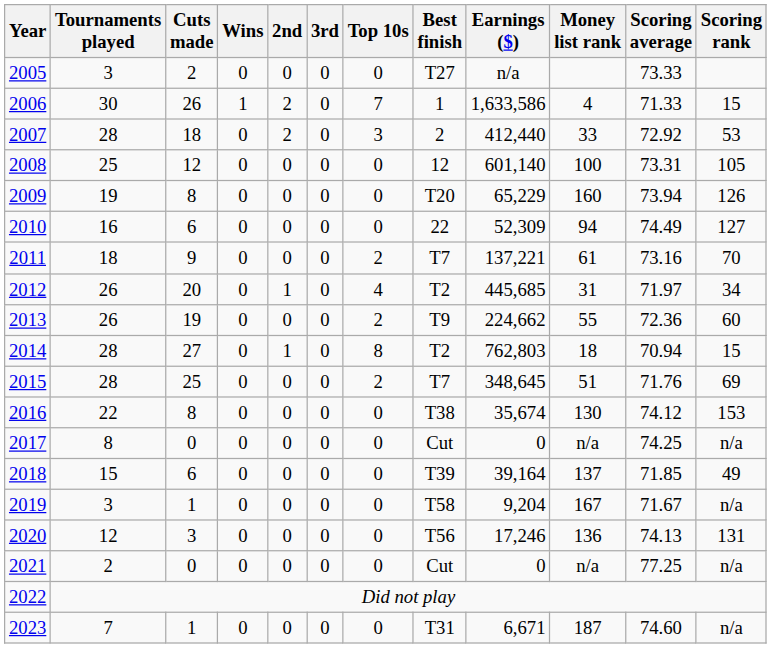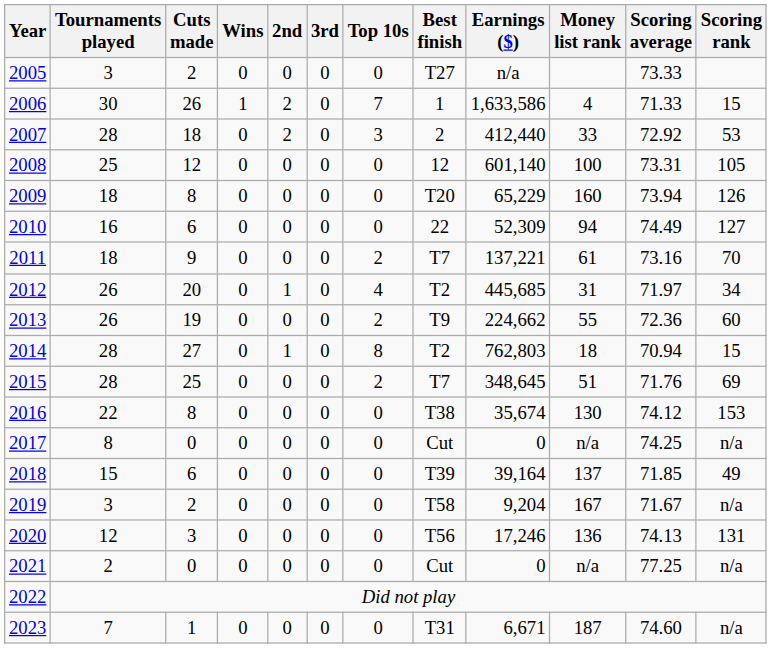(108, 196) 19 -> (108, 196) 18
(192, 504) 1 -> (192, 504) 2
